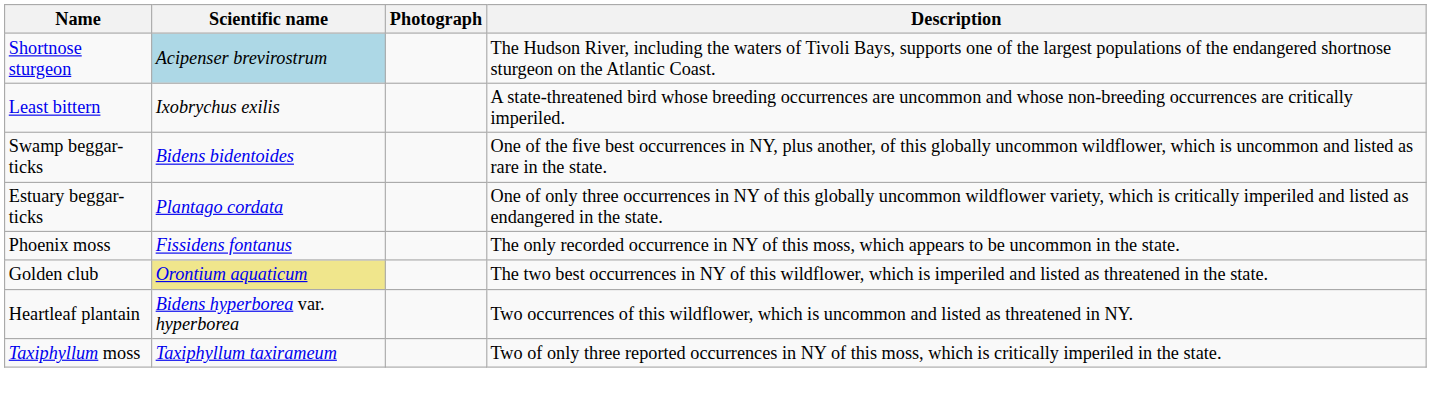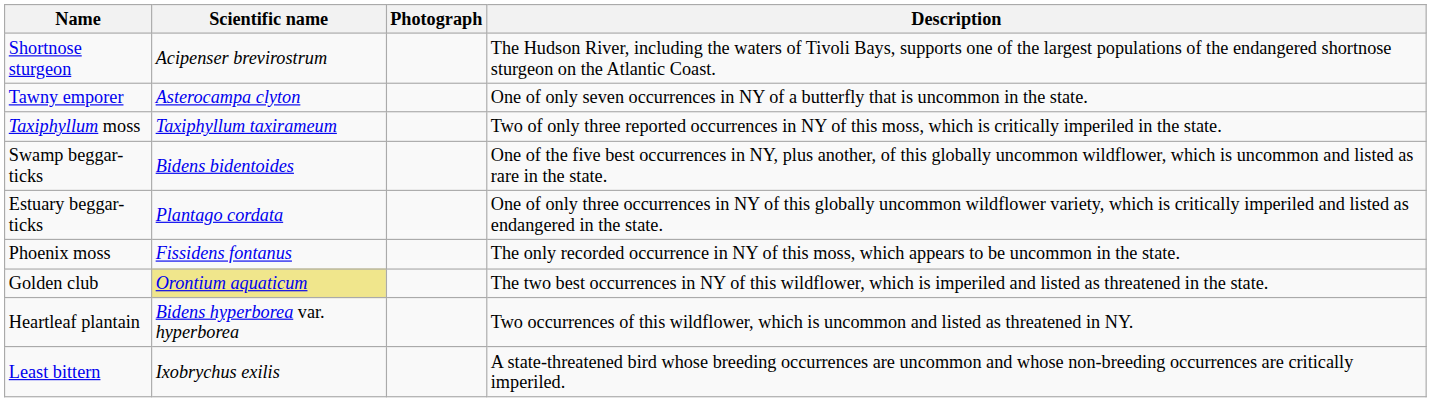(241, 58) lightblue background -> (241, 58) no background
+ row: (66, 97)
rows swapped: (55, 107) <-> (75, 352)
